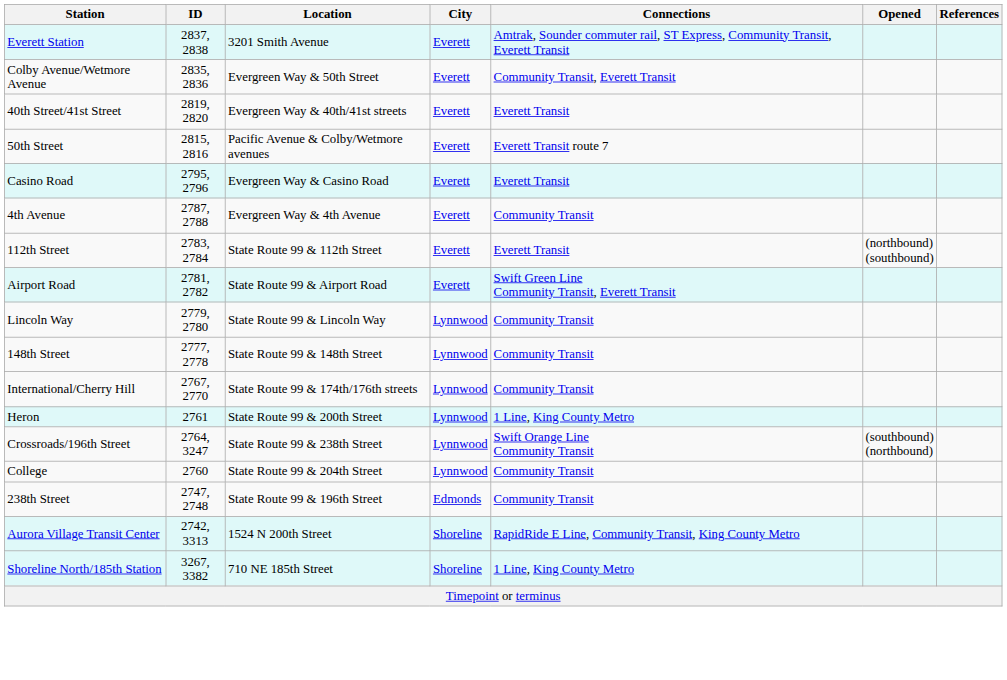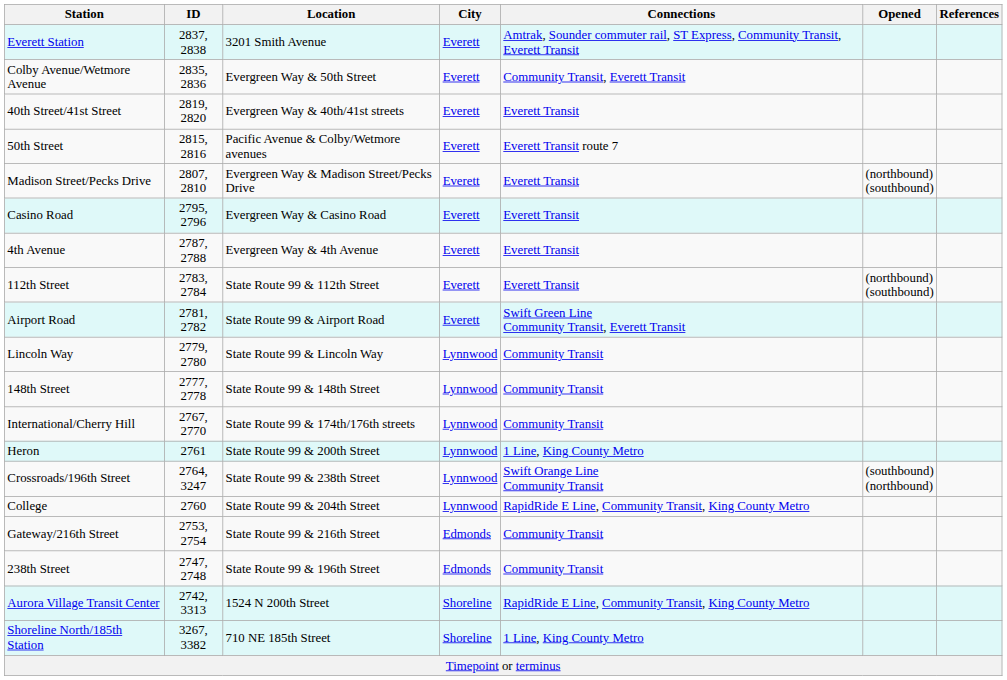+ row: (79, 180)
(544, 215) Community Transit -> (541, 250) Everett Transit
(544, 471) Community Transit -> (656, 506) RapidRide E Line, Community Transit, King County Metro
+ row: (63, 533)
